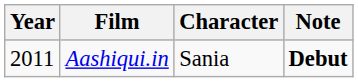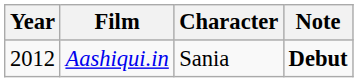(32, 58) 2011 -> (32, 58) 2012
